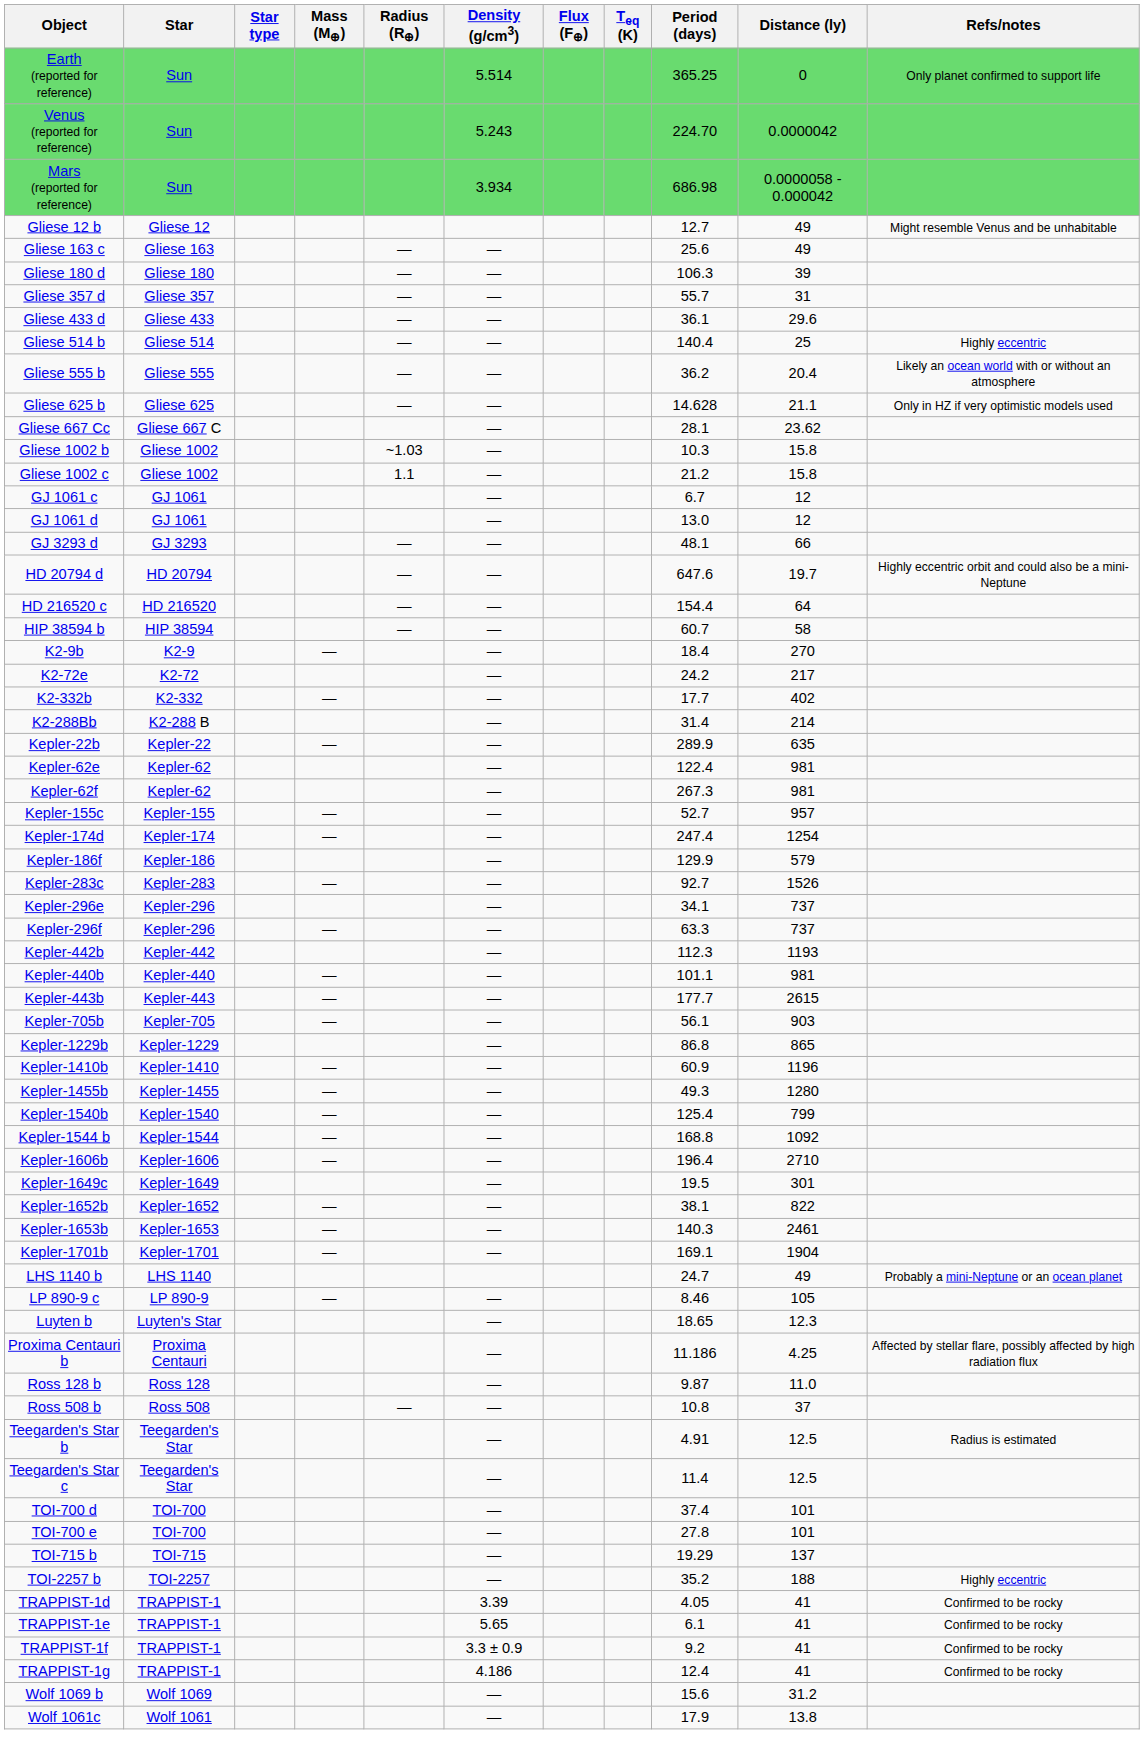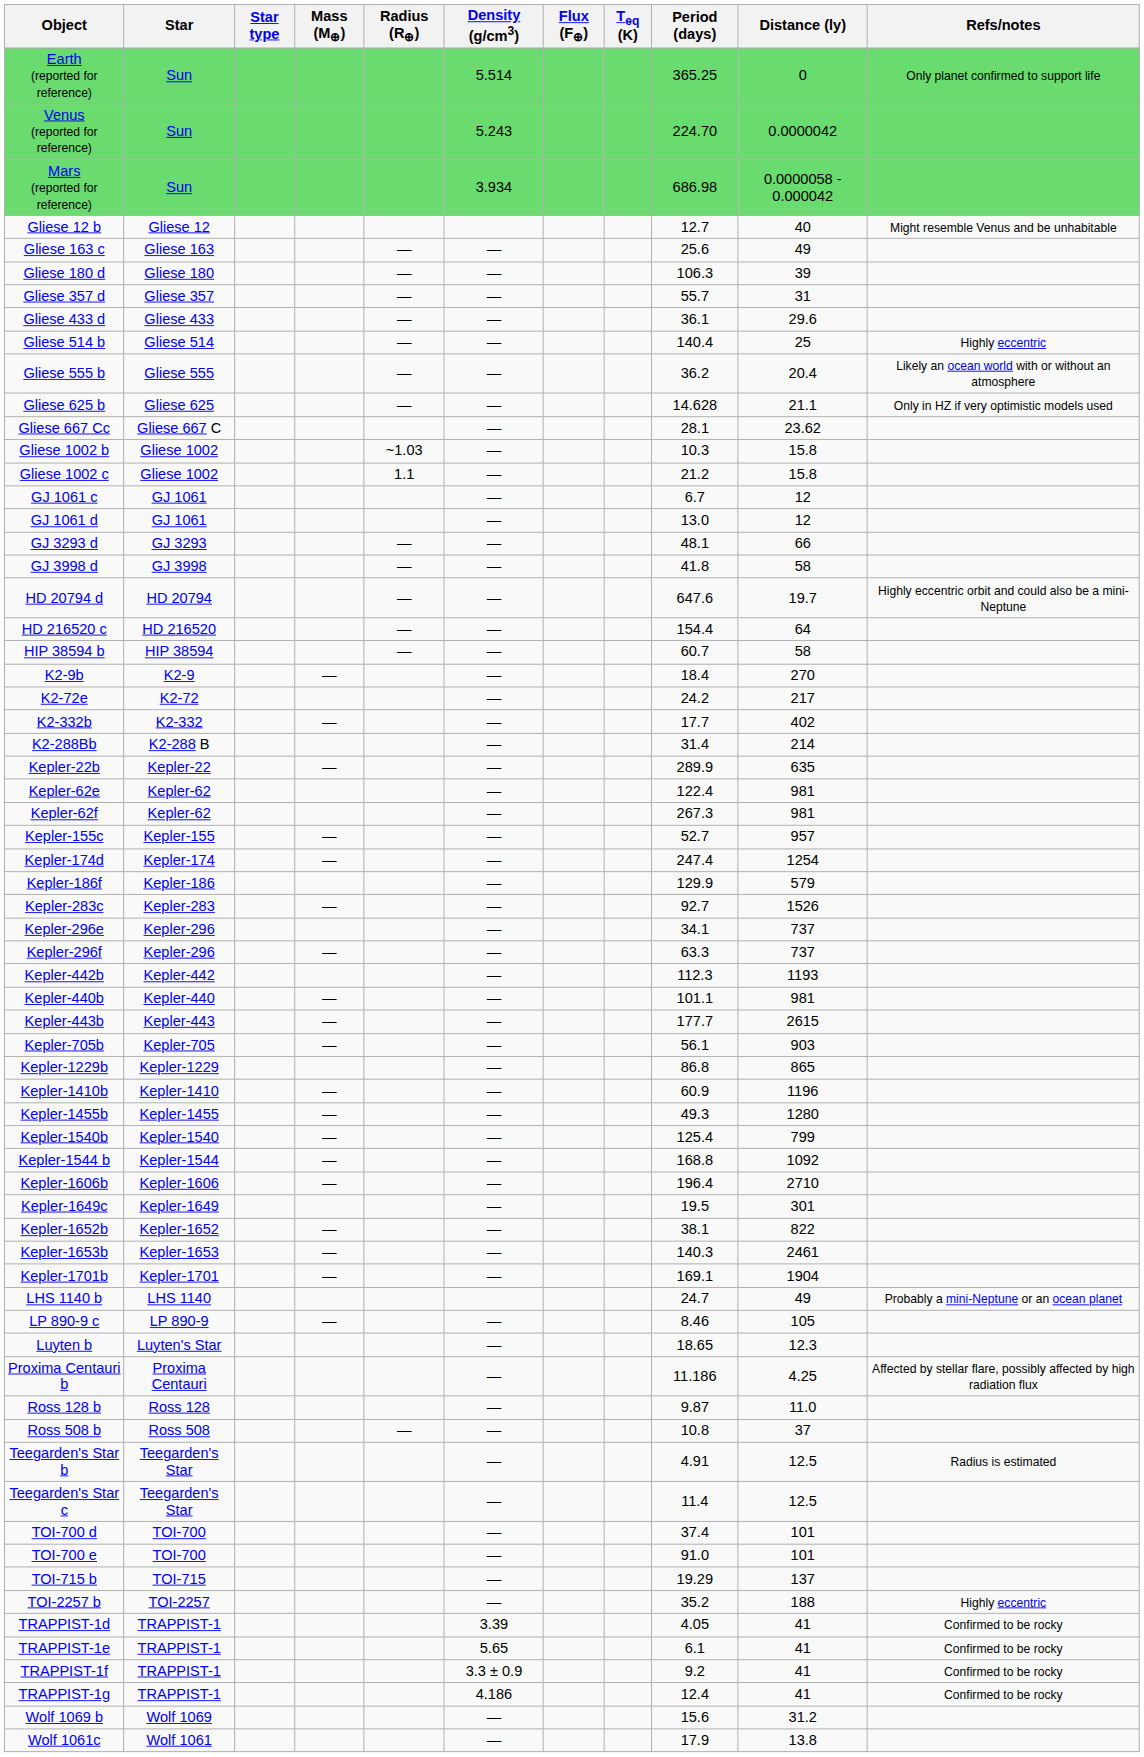(803, 227) 49 -> (803, 227) 40
+ row: (64, 566)
(695, 1532) 27.8 -> (695, 1555) 91.0
